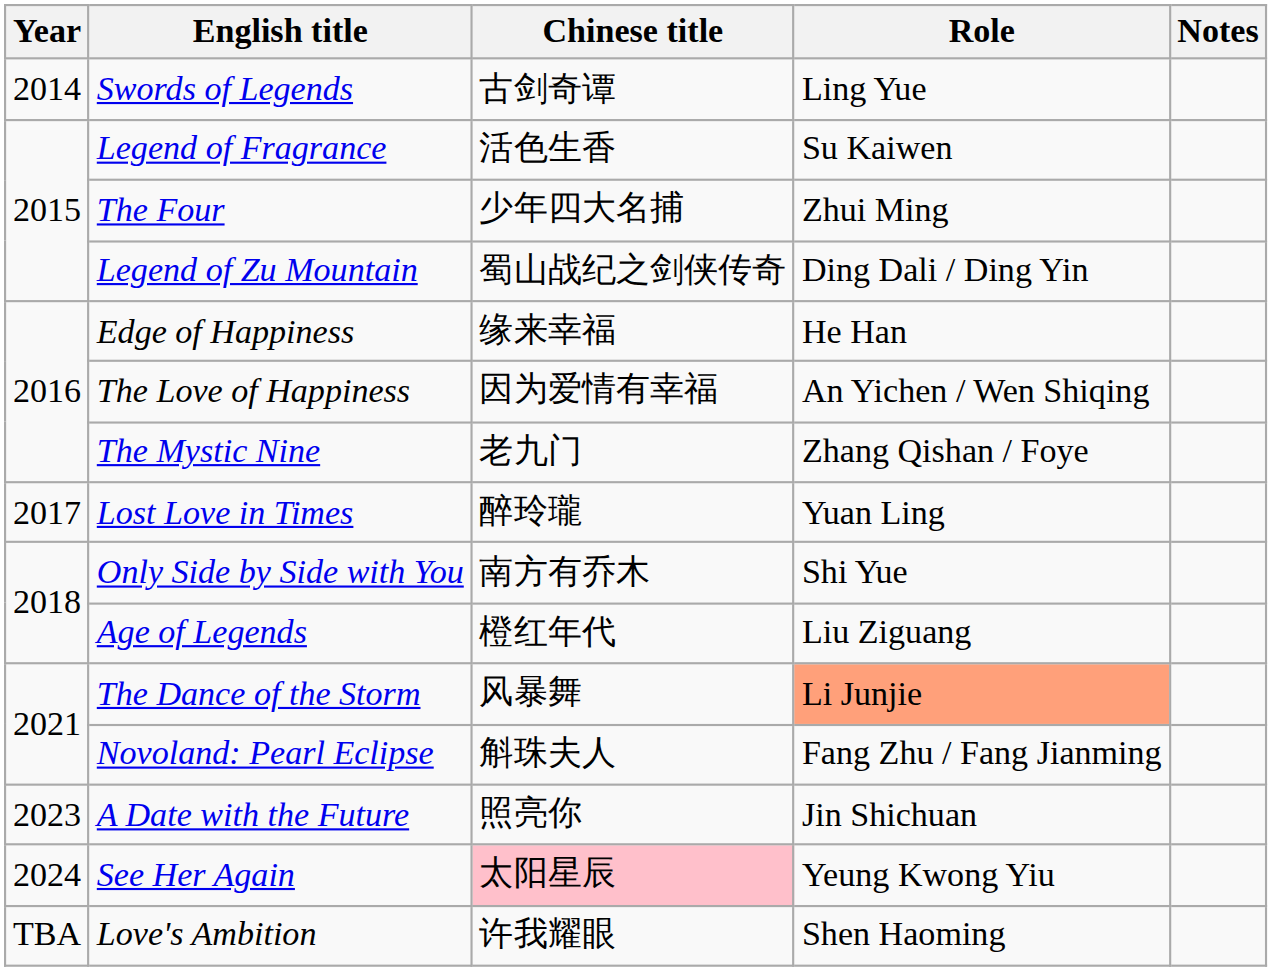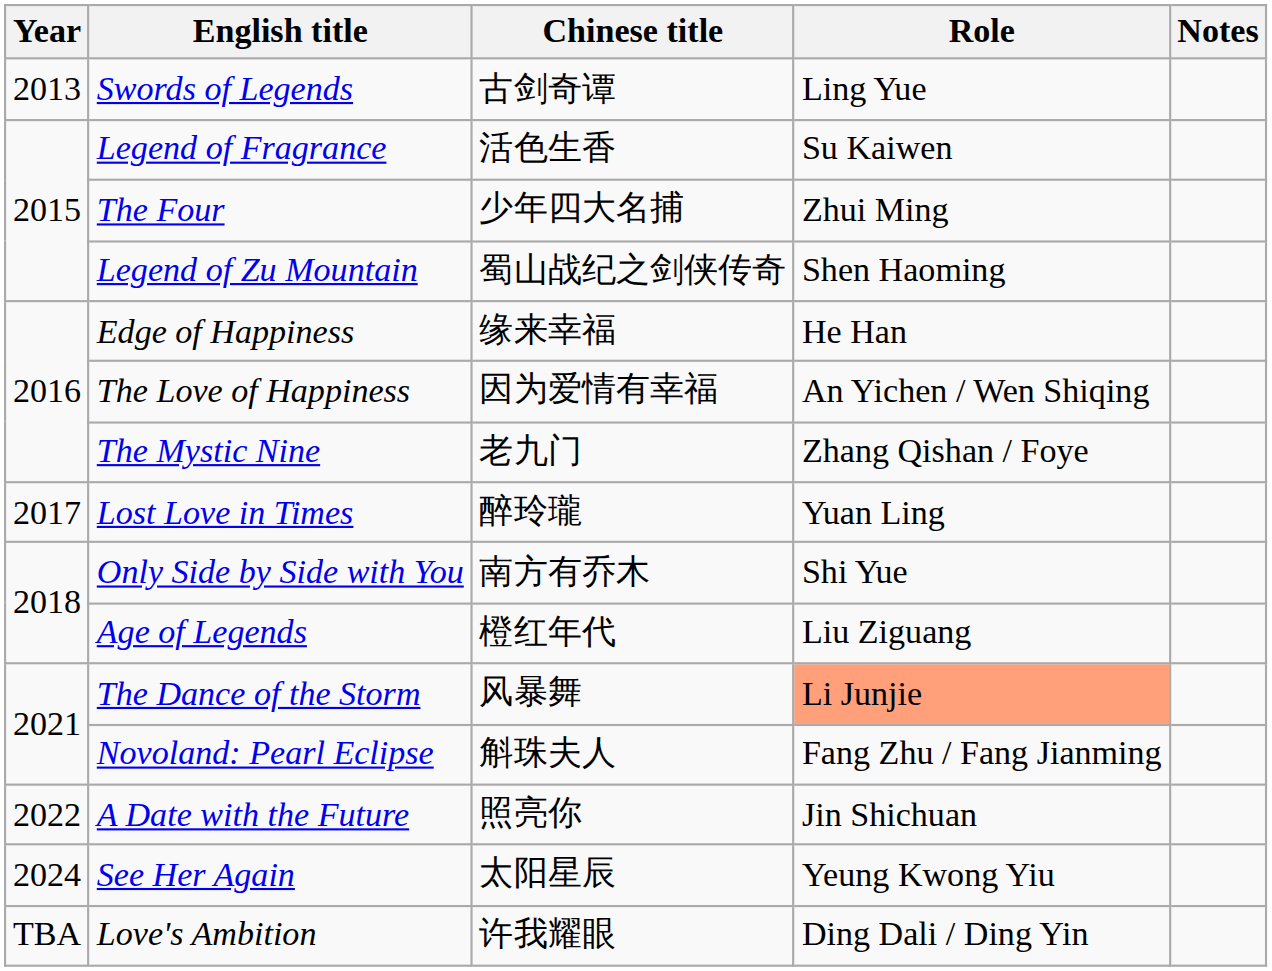(47, 88) 2014 -> (47, 88) 2013
(945, 270) Ding Dali / Ding Yin -> (904, 270) Shen Haoming
(47, 814) 2023 -> (47, 814) 2022
(548, 873) pink background -> (548, 873) no background
(904, 934) Shen Haoming -> (945, 934) Ding Dali / Ding Yin
